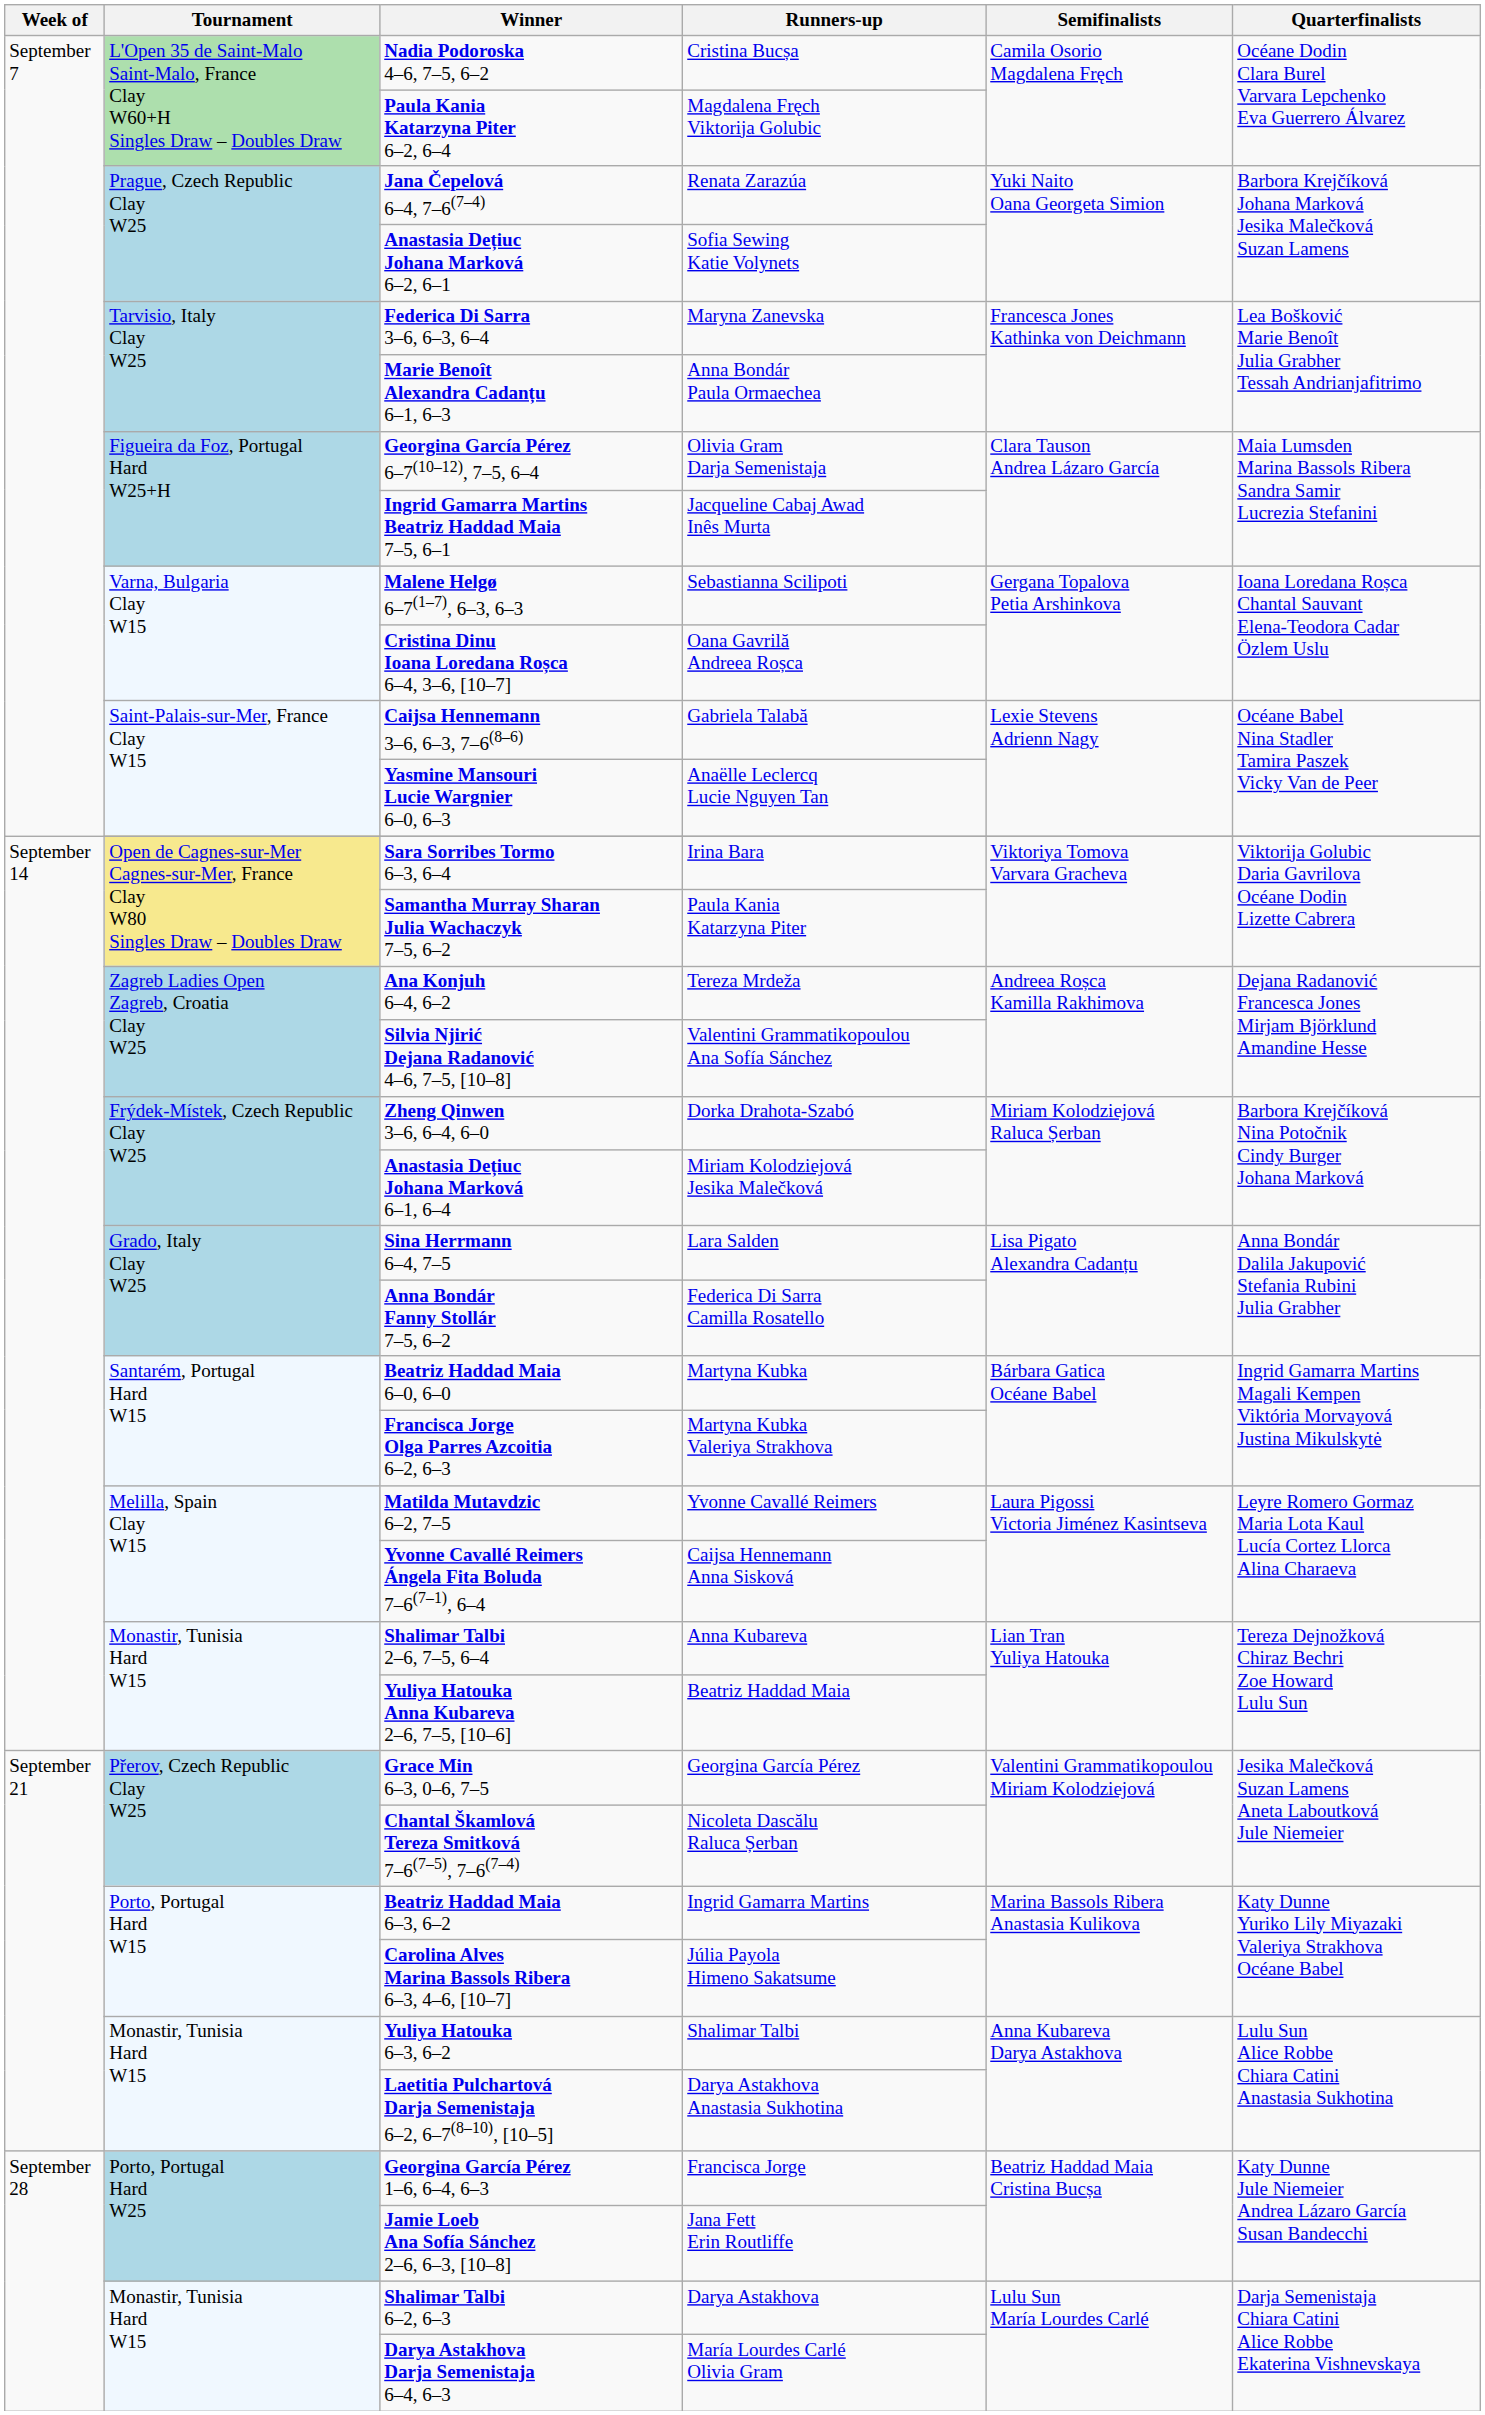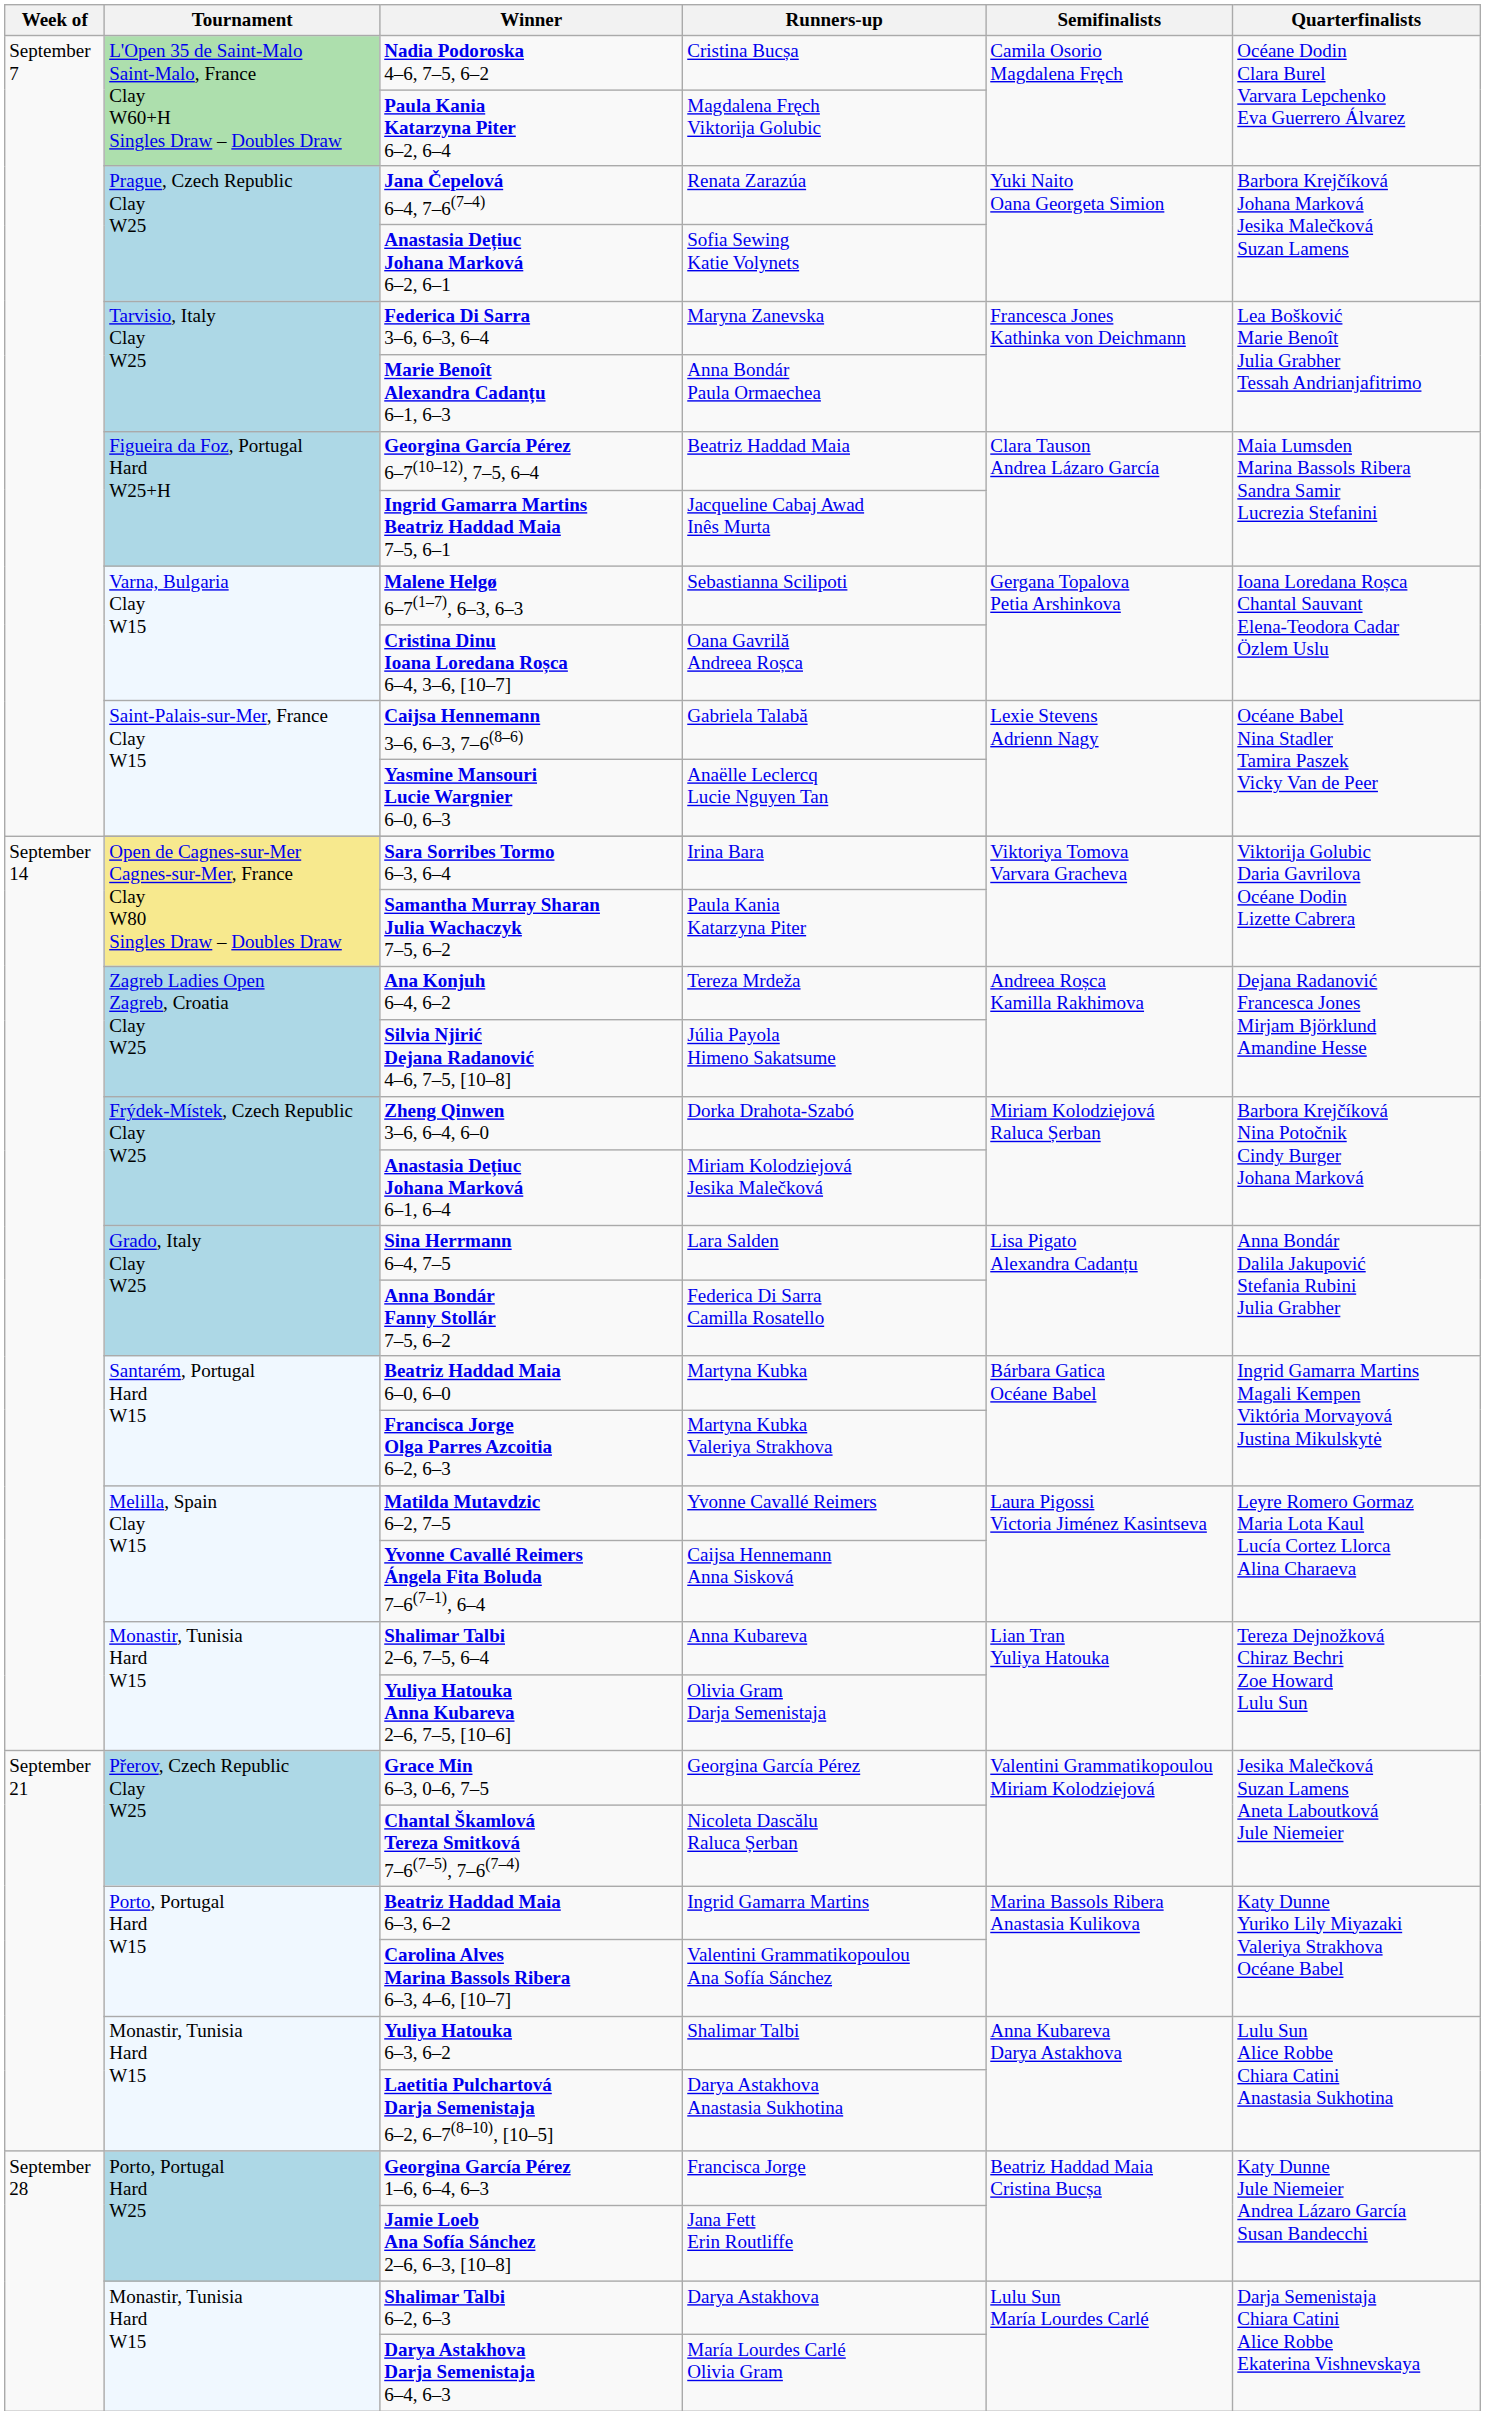(757, 457) Olivia Gram Darja Semenistaja -> (769, 446) Beatriz Haddad Maia
(799, 1046) Valentini Grammatikopoulou Ana Sofía Sánchez -> (762, 1046) Júlia Payola Himeno Sakatsume
(769, 1690) Beatriz Haddad Maia -> (757, 1701) Olivia Gram Darja Semenistaja
(762, 1966) Júlia Payola Himeno Sakatsume -> (799, 1966) Valentini Grammatikopoulou Ana Sofía Sánchez
